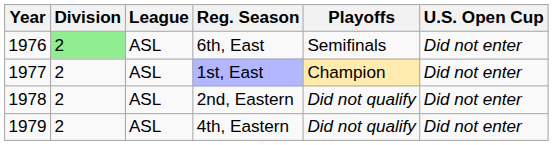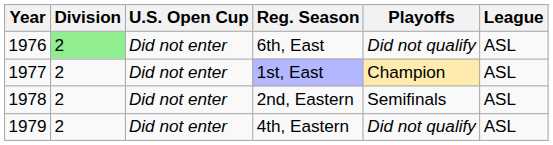columns swapped: (159, 18) <-> (484, 18)
(347, 45) Semifinals -> (422, 45) Did not qualify
(362, 99) Did not qualify -> (407, 99) Semifinals
